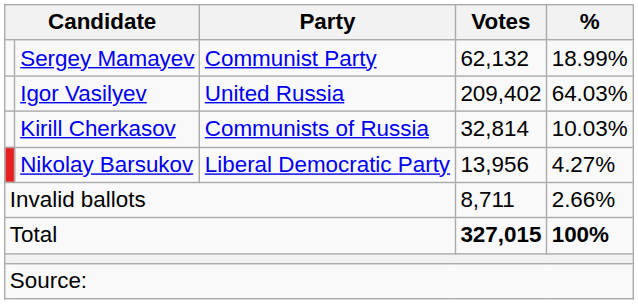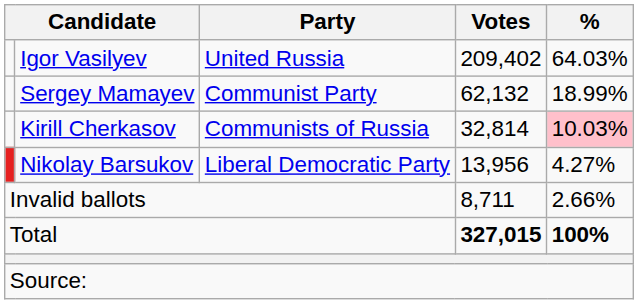rows swapped: (83, 93) <-> (107, 57)
(590, 128) no background -> (590, 128) pink background
